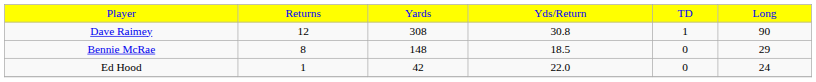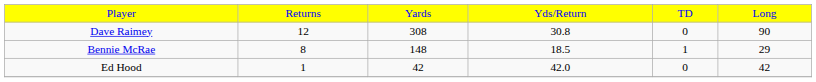(685, 31) 1 -> (685, 31) 0
(685, 49) 0 -> (685, 49) 1
(560, 67) 22.0 -> (560, 67) 42.0
(765, 67) 24 -> (765, 67) 42
